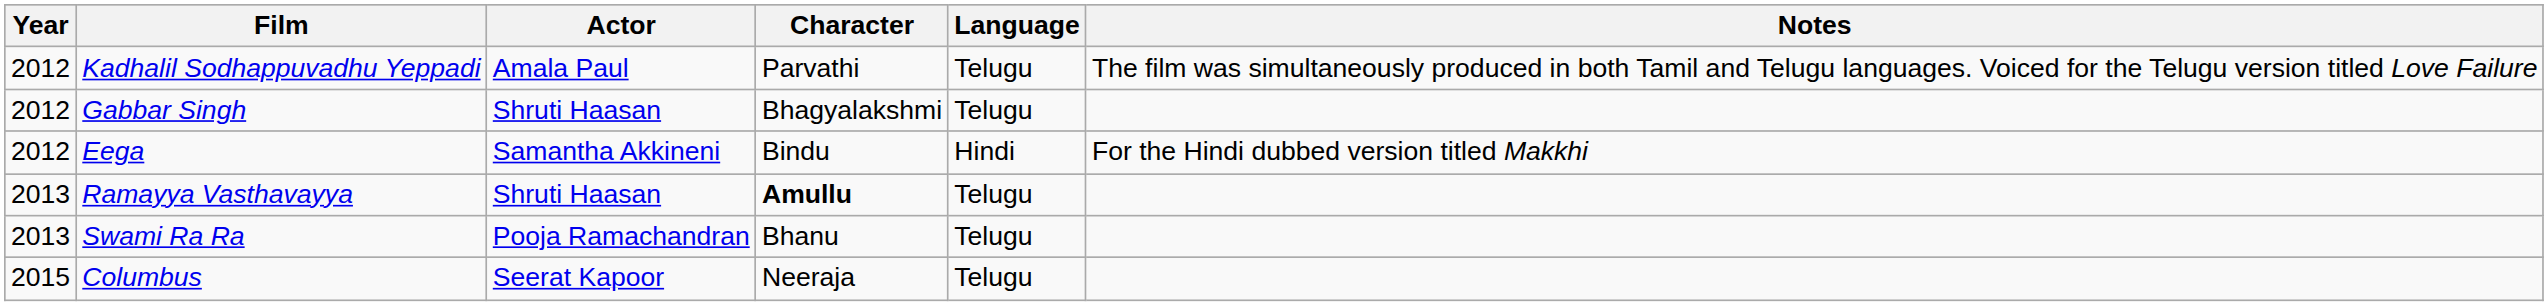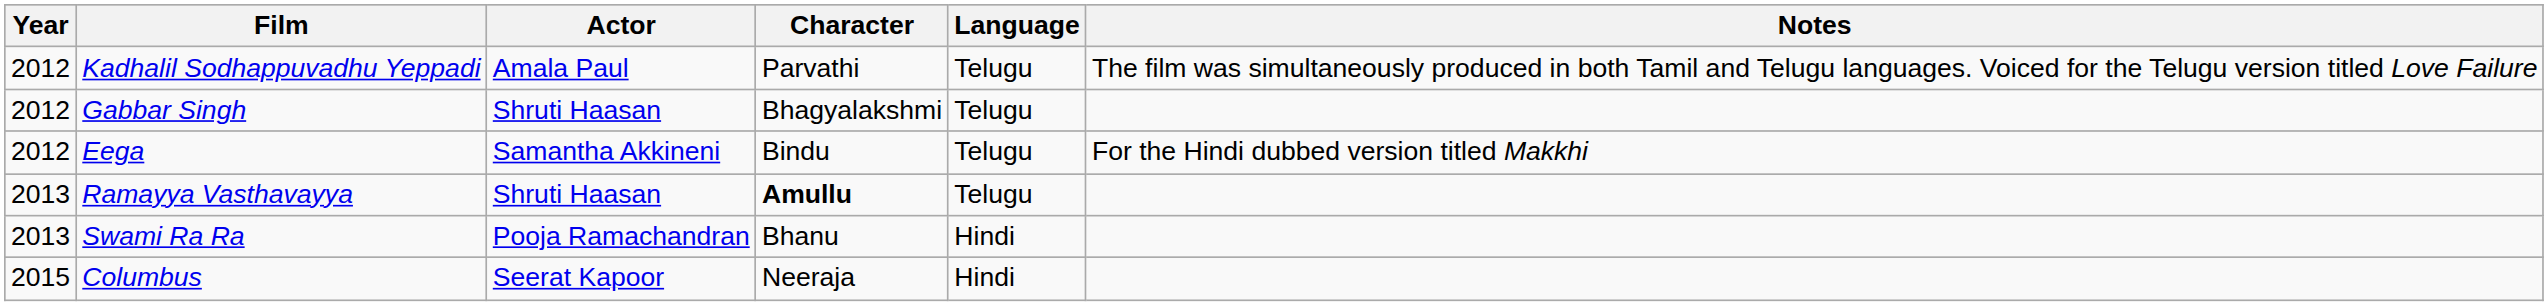(985, 151) Hindi -> (993, 151) Telugu
(993, 236) Telugu -> (985, 236) Hindi
(993, 278) Telugu -> (985, 278) Hindi
